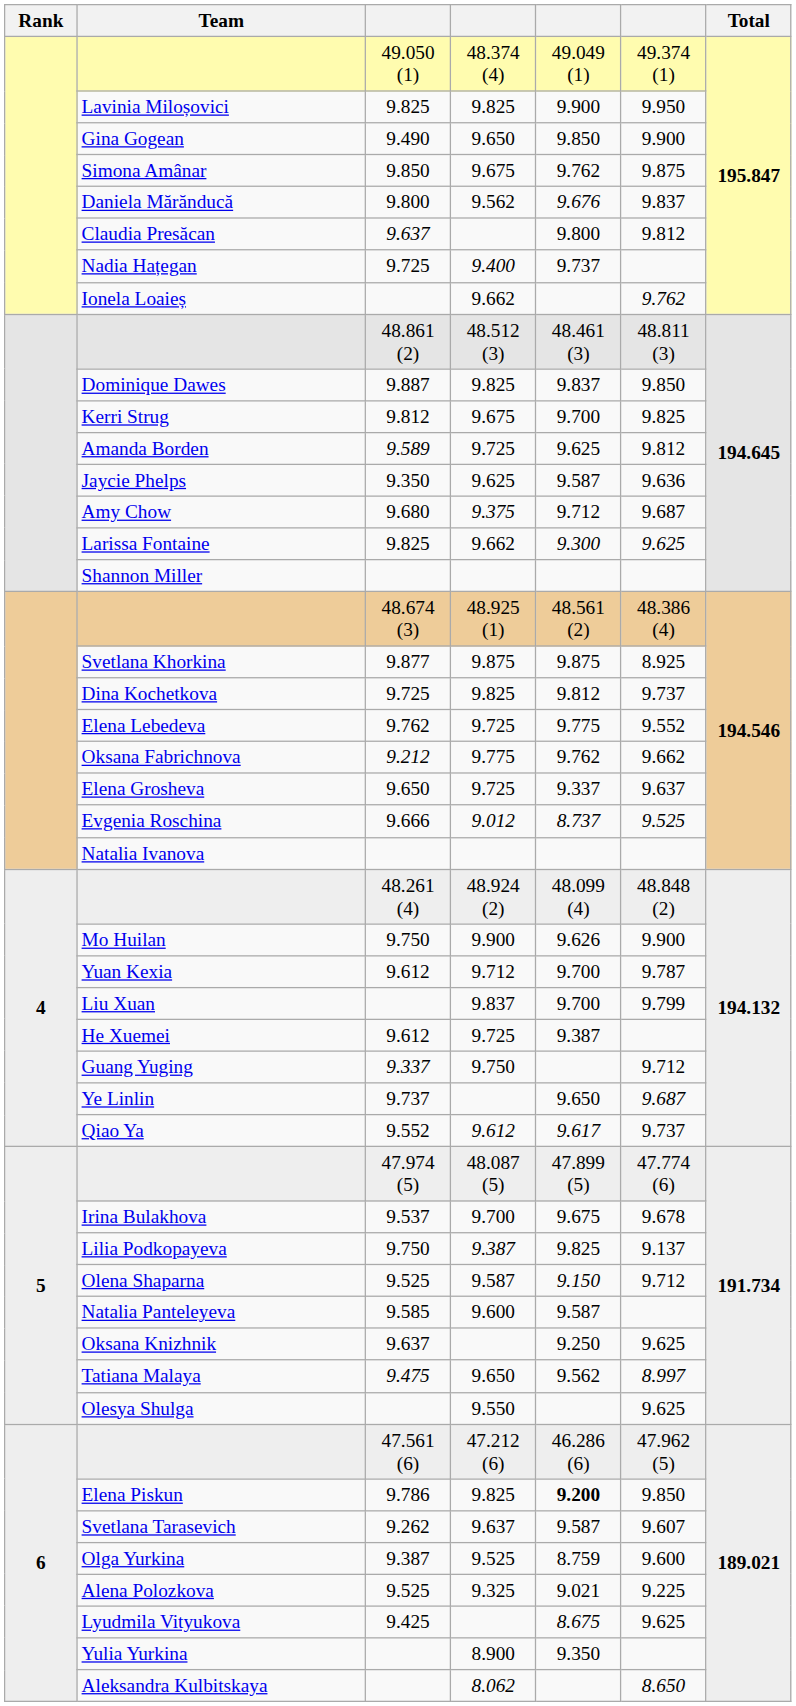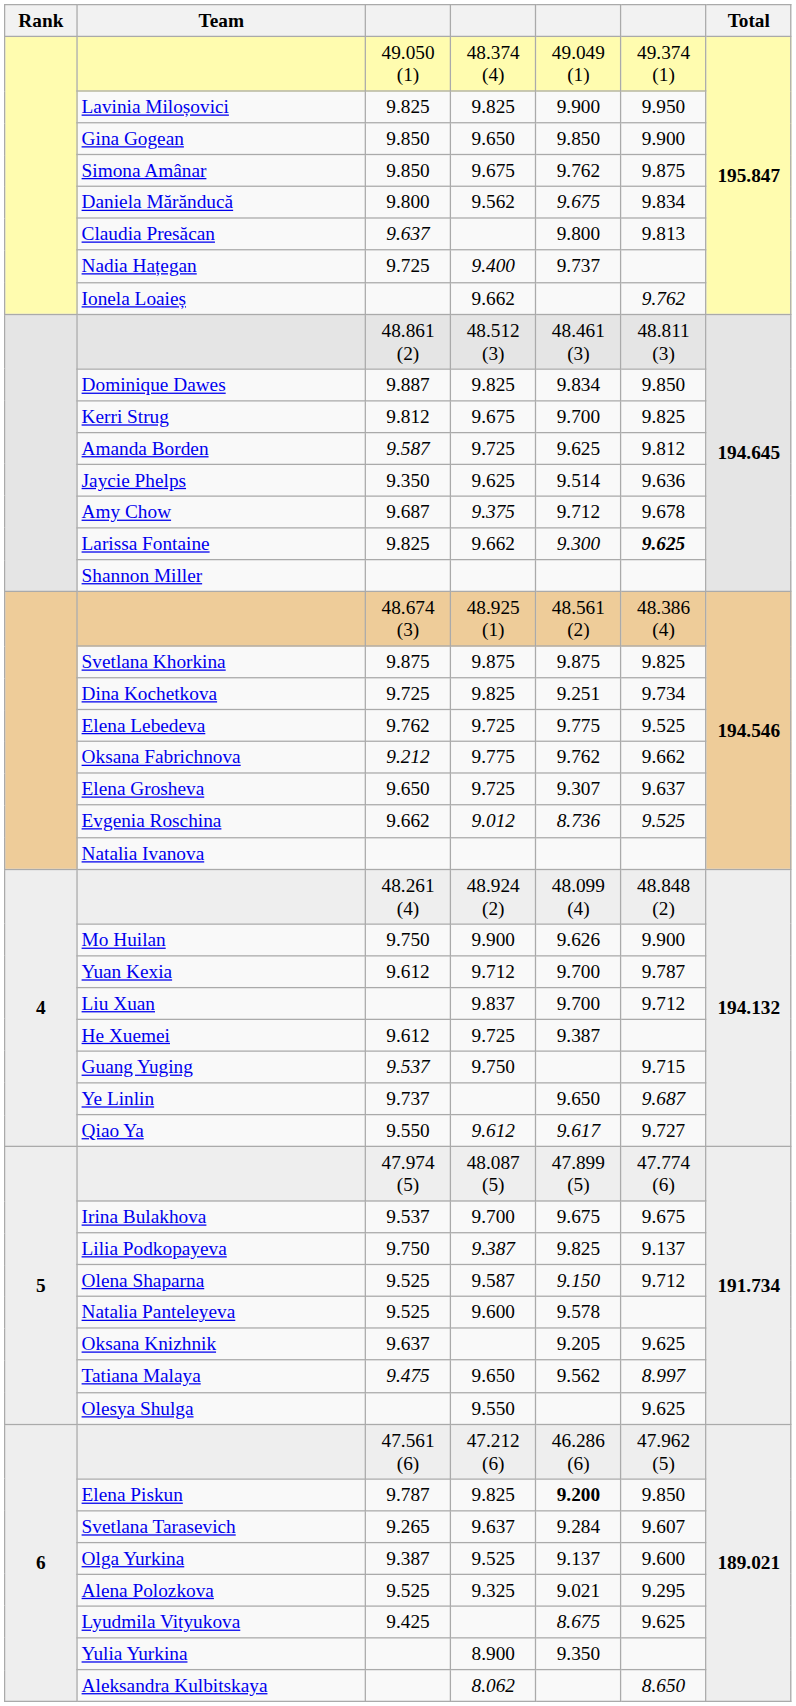(408, 138) 9.490 -> (408, 138) 9.850
(578, 202) 9.676 -> (578, 202) 9.675
(664, 202) 9.837 -> (664, 202) 9.834
(664, 234) 9.812 -> (664, 234) 9.813
(578, 384) 9.837 -> (578, 384) 9.834
(408, 448) 9.589 -> (408, 448) 9.587
(578, 480) 9.587 -> (578, 480) 9.514
(408, 511) 9.680 -> (408, 511) 9.687
(664, 511) 9.687 -> (664, 511) 9.678
(664, 543) normal -> (664, 543) bold
(408, 662) 9.877 -> (408, 662) 9.875
(664, 662) 8.925 -> (664, 662) 9.825
(578, 693) 9.812 -> (578, 693) 9.251
(664, 693) 9.737 -> (664, 693) 9.734
(664, 725) 9.552 -> (664, 725) 9.525
(578, 789) 9.337 -> (578, 789) 9.307
(408, 821) 9.666 -> (408, 821) 9.662
(578, 821) 8.737 -> (578, 821) 8.736
(664, 1003) 9.799 -> (664, 1003) 9.712
(408, 1066) 9.337 -> (408, 1066) 9.537
(664, 1066) 9.712 -> (664, 1066) 9.715
(408, 1130) 9.552 -> (408, 1130) 9.550
(664, 1130) 9.737 -> (664, 1130) 9.727
(664, 1217) 9.678 -> (664, 1217) 9.675
(408, 1312) 9.585 -> (408, 1312) 9.525
(578, 1312) 9.587 -> (578, 1312) 9.578
(578, 1344) 9.250 -> (578, 1344) 9.205
(408, 1494) 9.786 -> (408, 1494) 9.787
(408, 1526) 9.262 -> (408, 1526) 9.265
(578, 1526) 9.587 -> (578, 1526) 9.284
(578, 1558) 8.759 -> (578, 1558) 9.137
(664, 1590) 9.225 -> (664, 1590) 9.295
